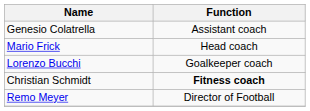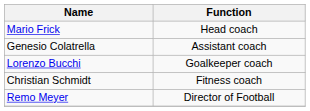rows swapped: (33, 47) <-> (51, 30)
(229, 81) bold -> (229, 81) normal
